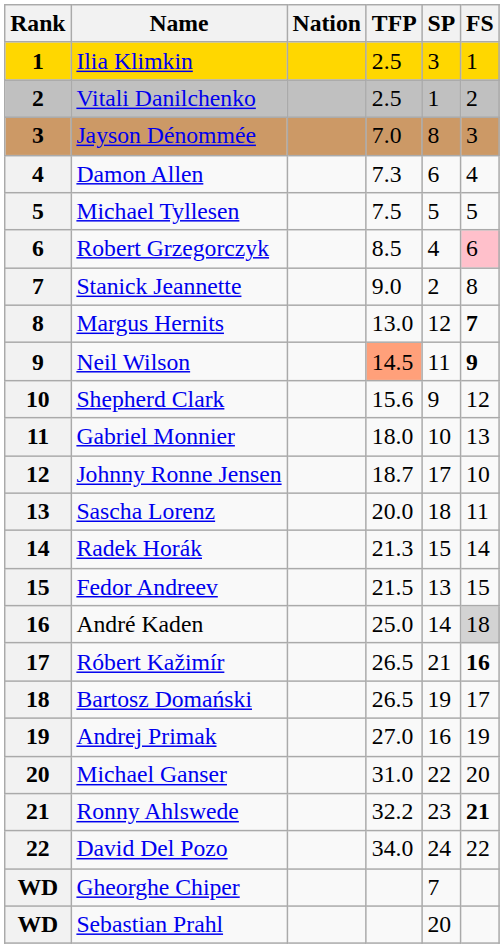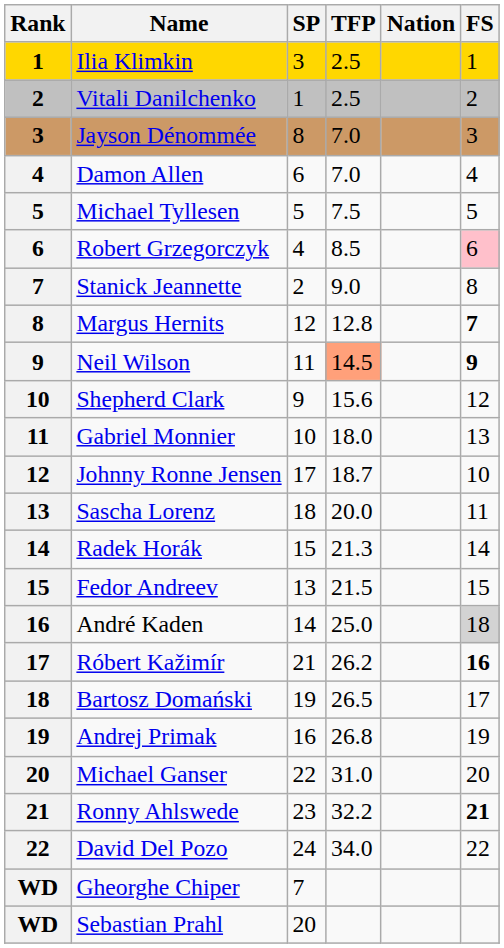columns swapped: (327, 23) <-> (441, 23)
(387, 173) 7.3 -> (346, 173) 7.0
(393, 323) 13.0 -> (352, 323) 12.8
(393, 661) 26.5 -> (352, 661) 26.2
(393, 736) 27.0 -> (352, 736) 26.8
